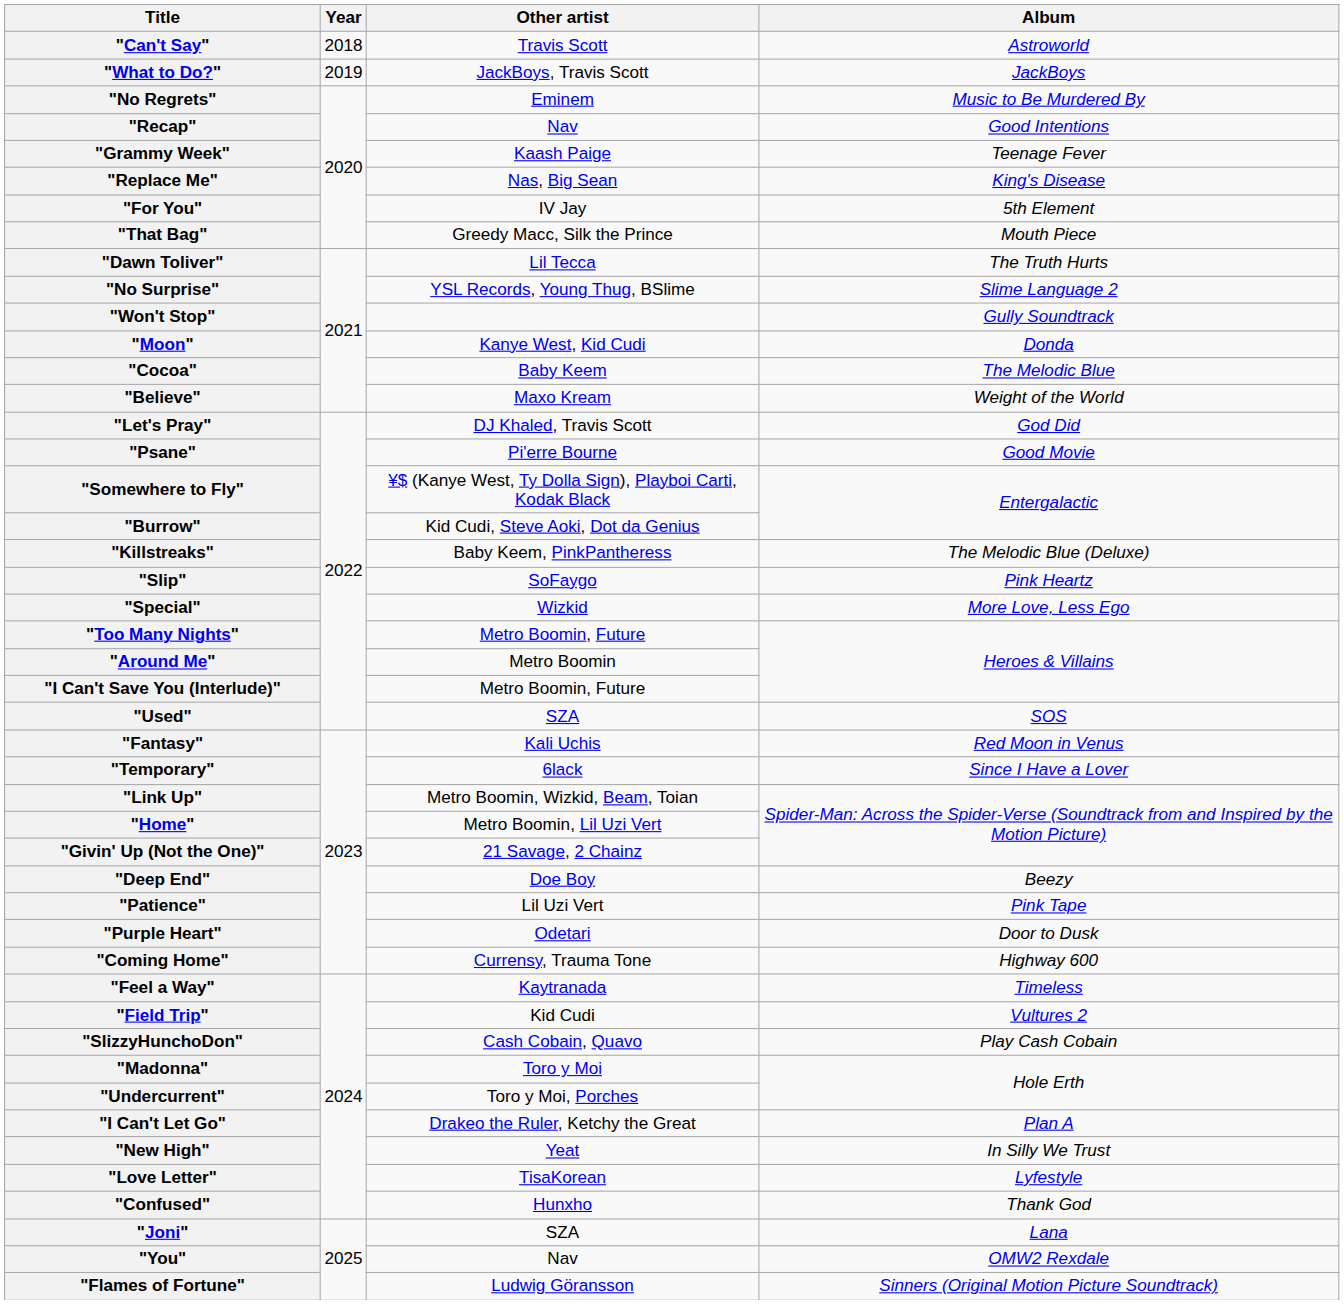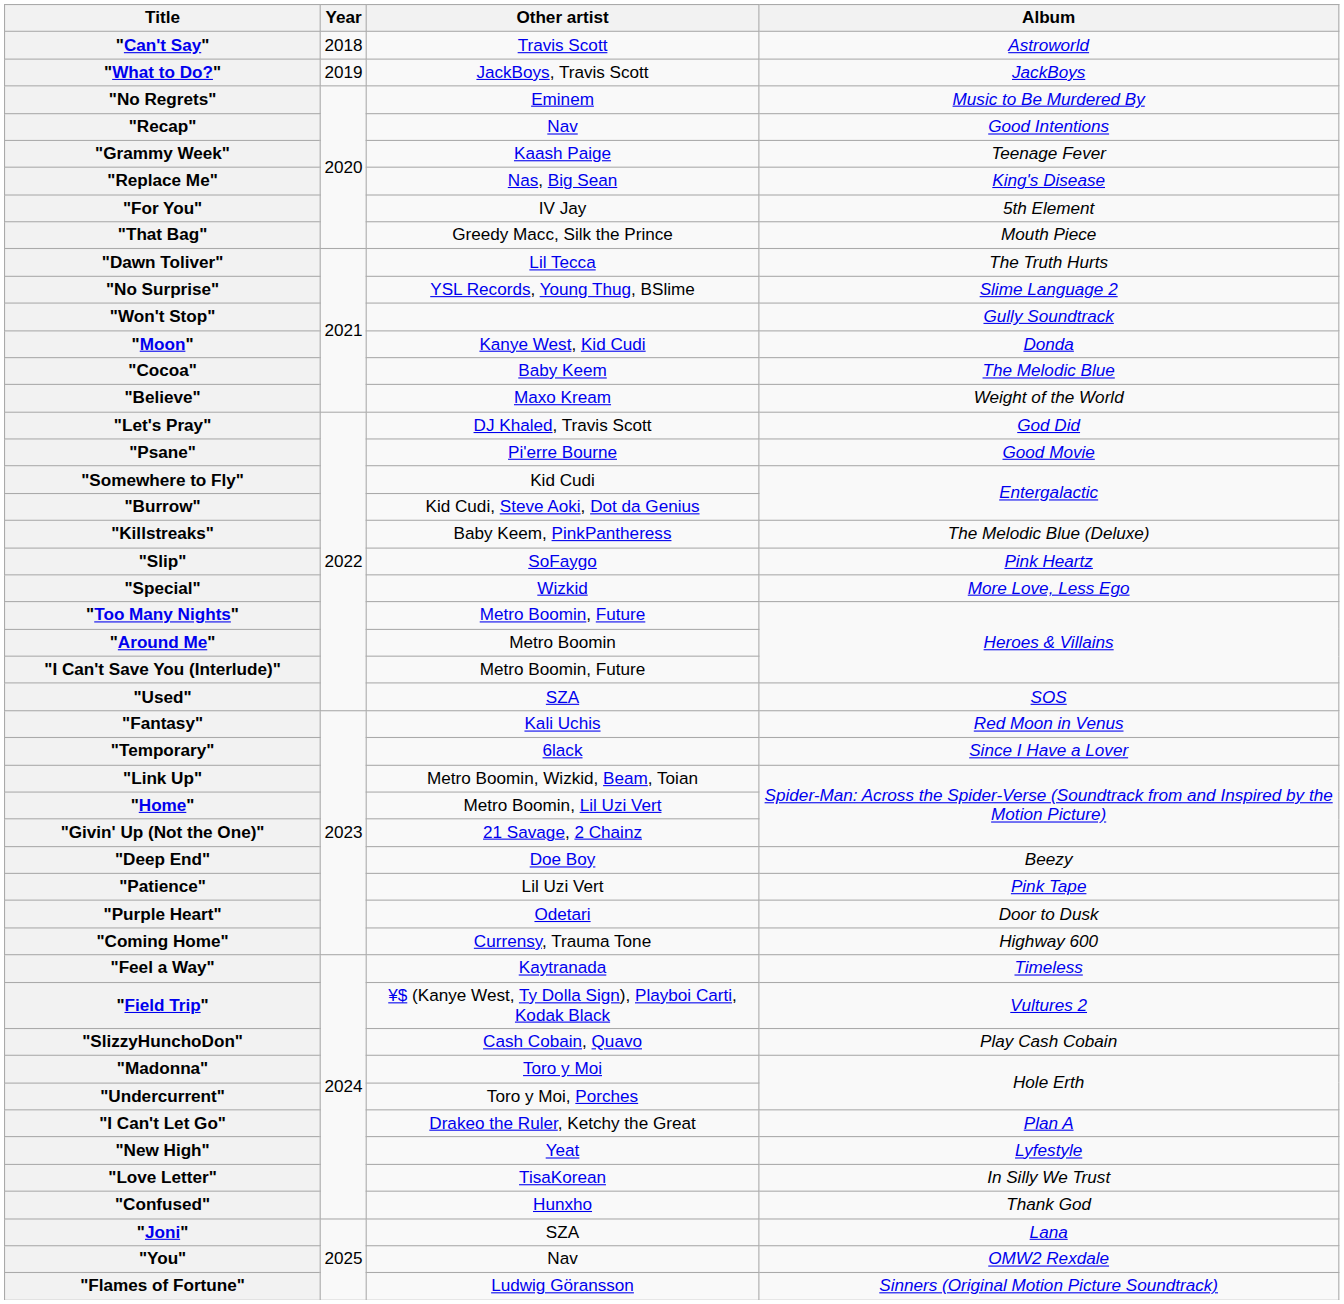(563, 489) ¥$ (Kanye West, Ty Dolla Sign), Playboi Carti, Kodak Black -> (563, 479) Kid Cudi
(563, 1014) Kid Cudi -> (563, 1005) ¥$ (Kanye West, Ty Dolla Sign), Playboi Carti, Kodak Black
(1049, 1150) In Silly We Trust -> (1049, 1150) Lyfestyle
(1049, 1177) Lyfestyle -> (1049, 1177) In Silly We Trust
